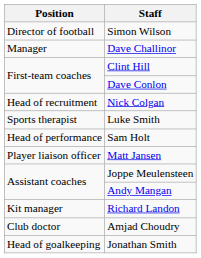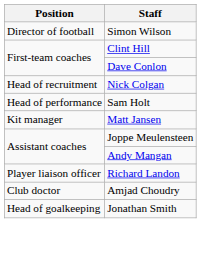- row: (142, 48)
- row: (134, 119)
(54, 155) Player liaison officer -> (35, 119) Kit manager
(35, 208) Kit manager -> (54, 173) Player liaison officer
